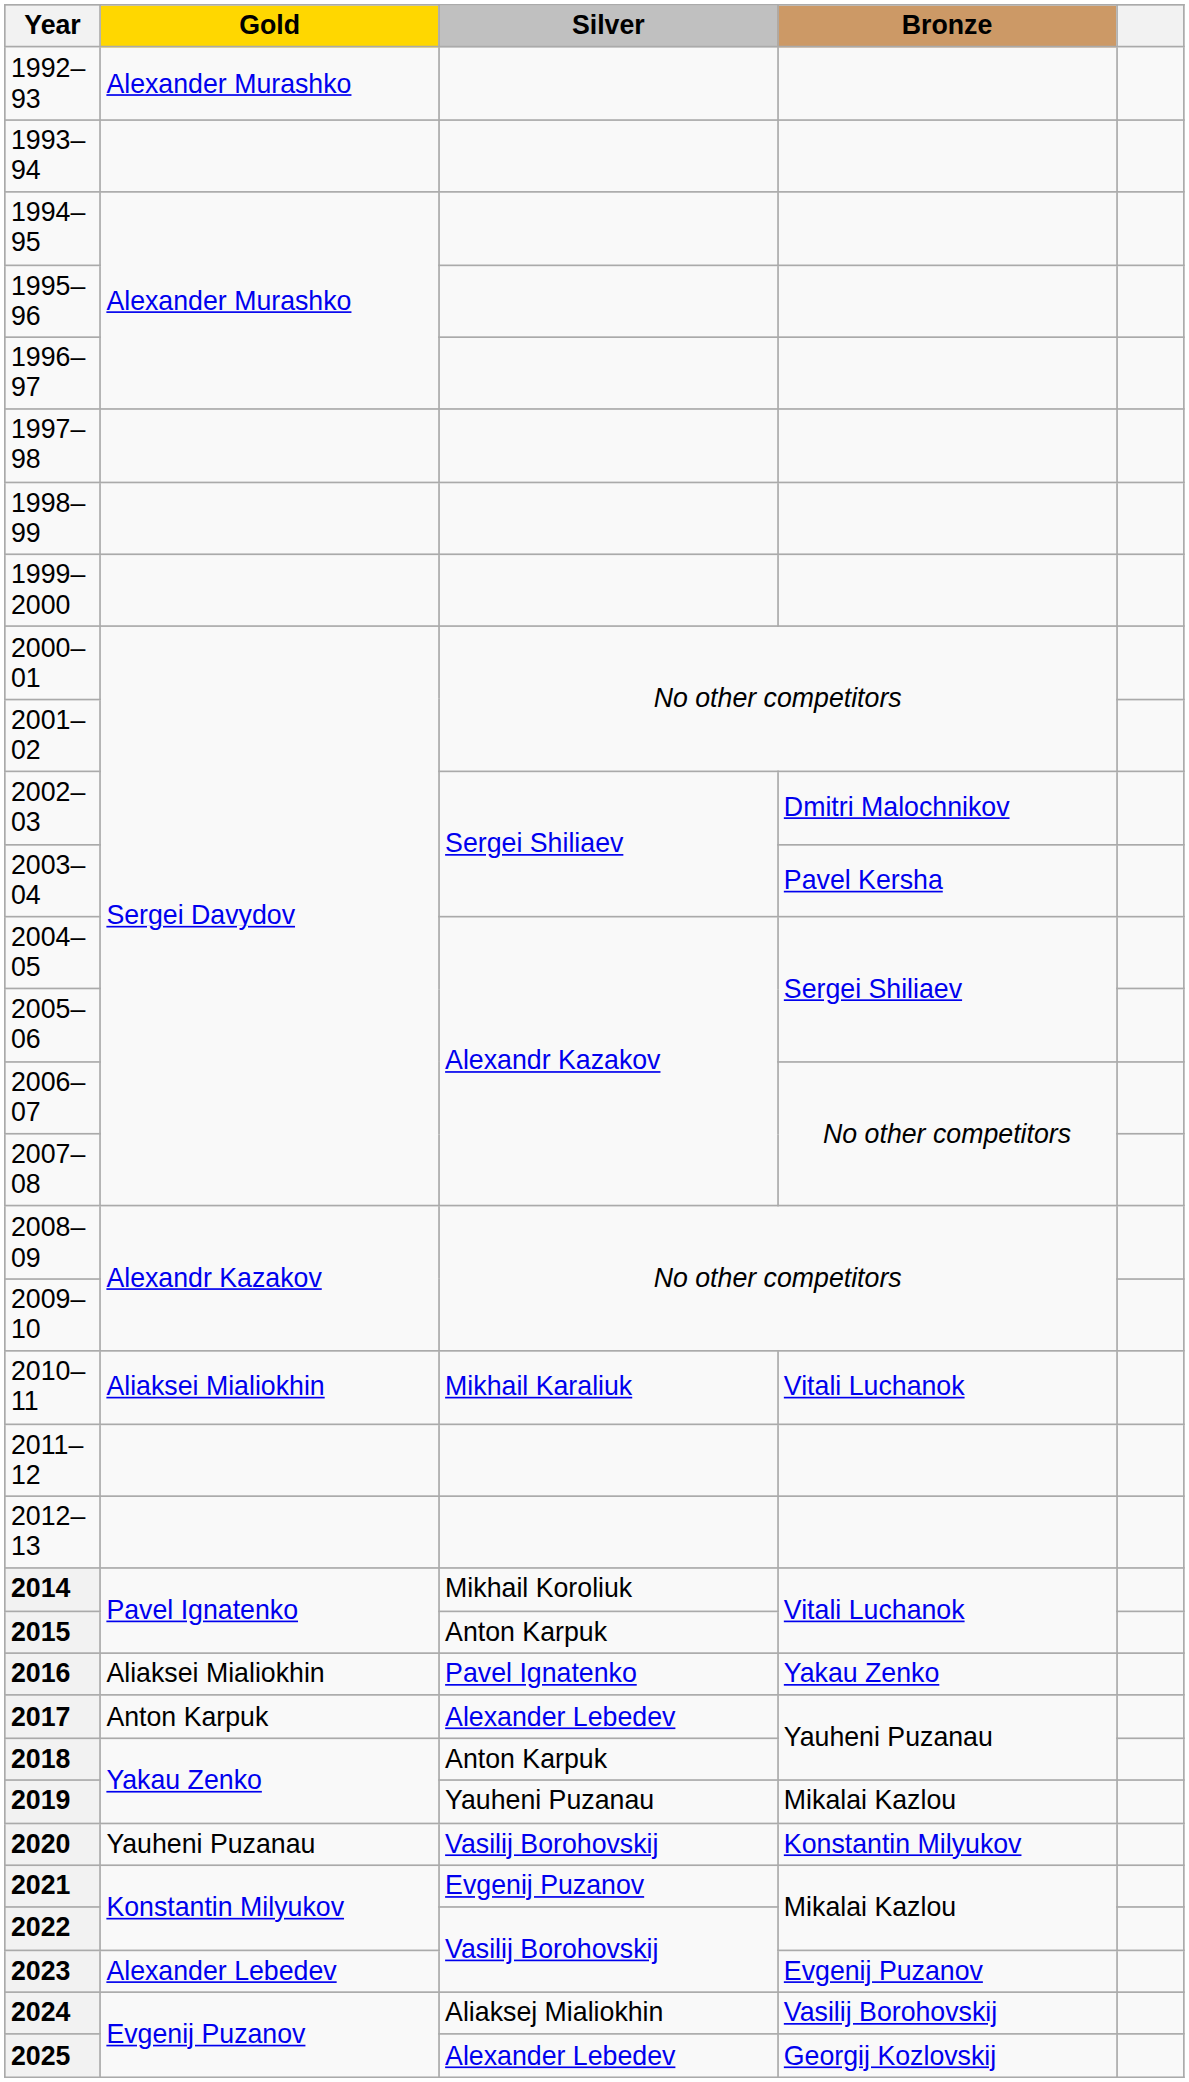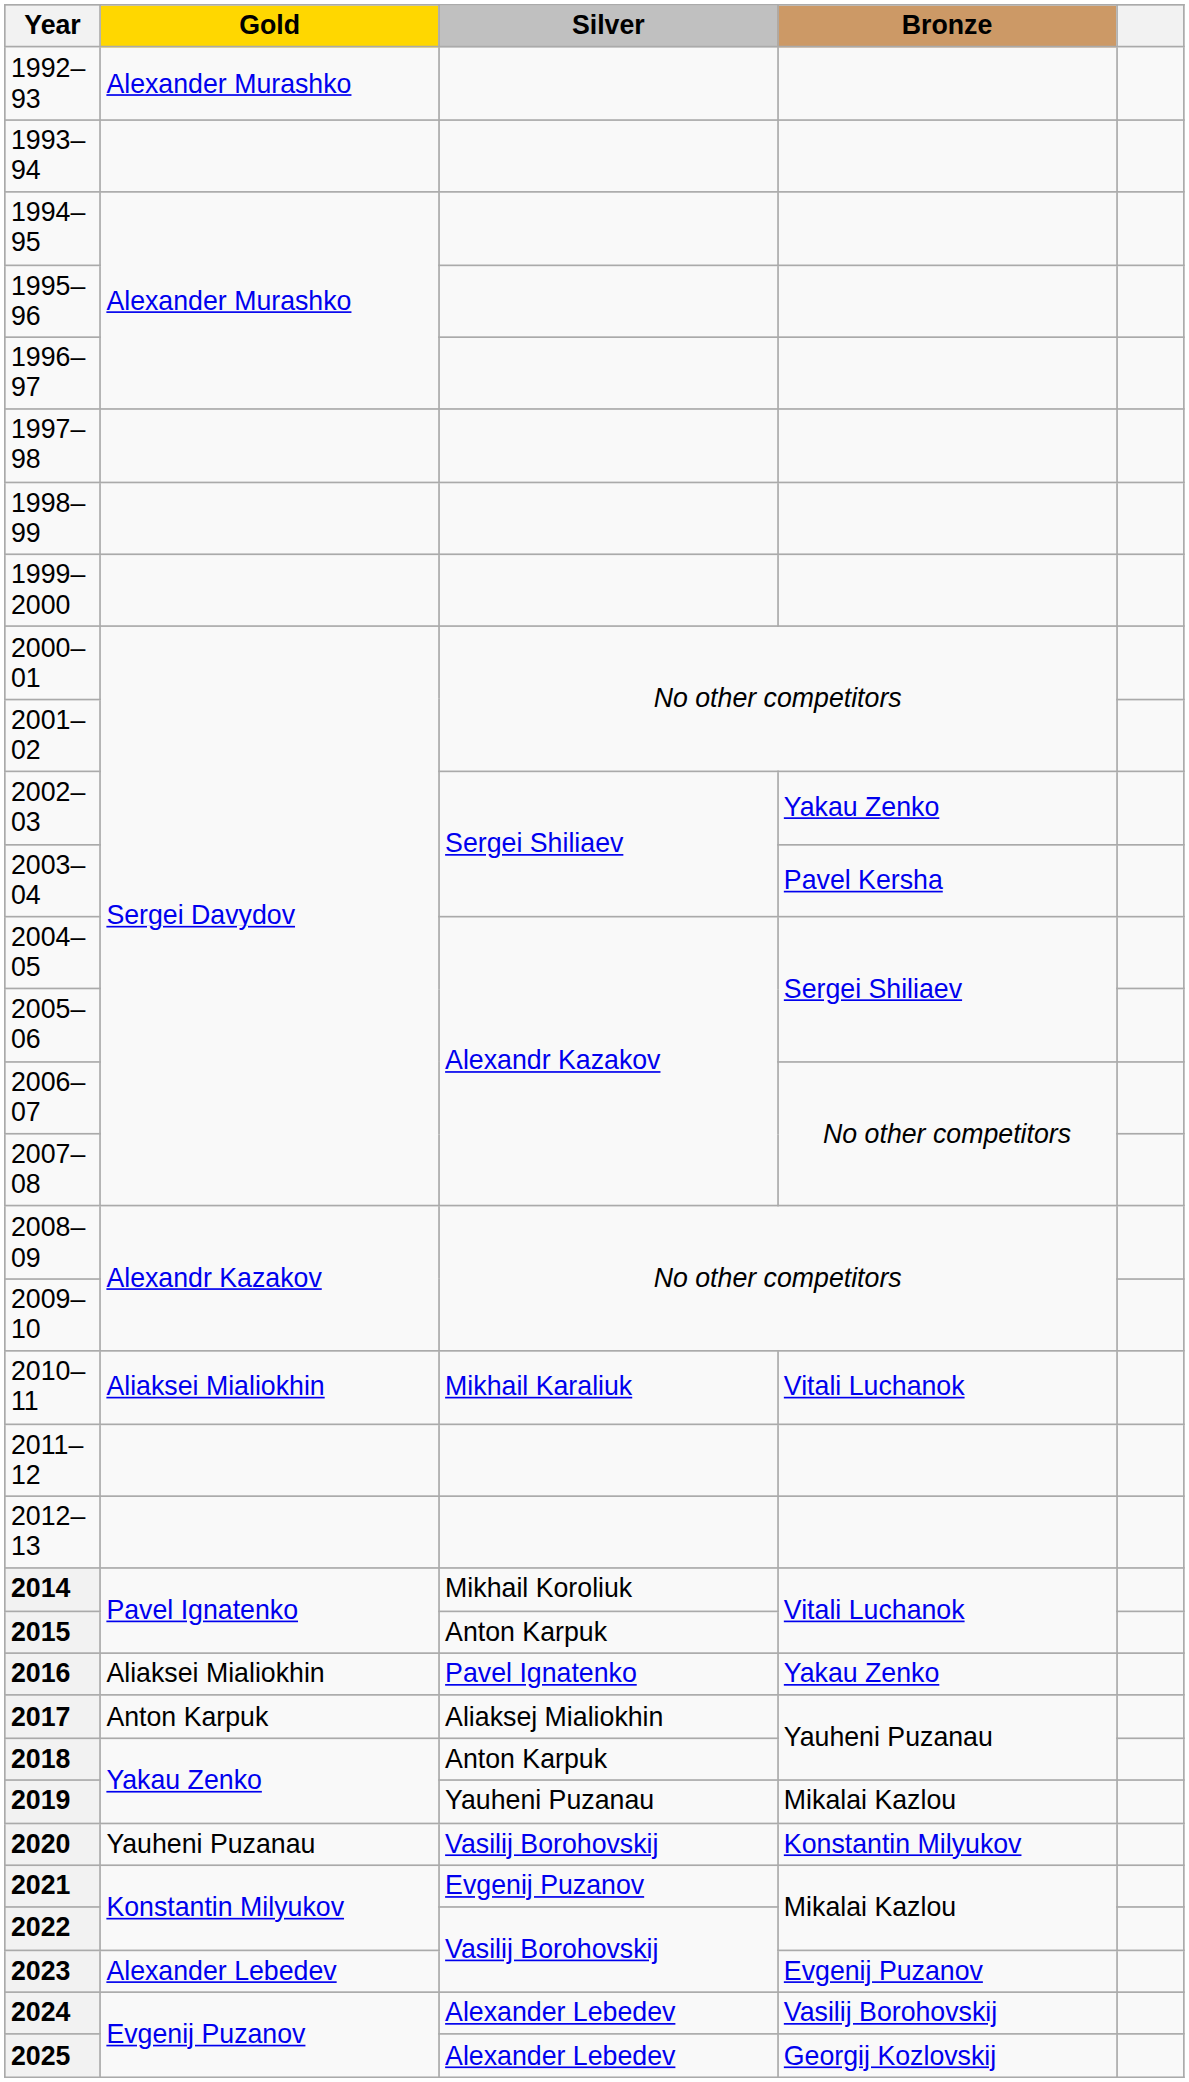(897, 807) Dmitri Malochnikov -> (862, 807) Yakau Zenko
(560, 1716) Alexander Lebedev -> (554, 1716) Aliaksej Mialiokhin
(554, 2012) Aliaksej Mialiokhin -> (560, 2012) Alexander Lebedev
